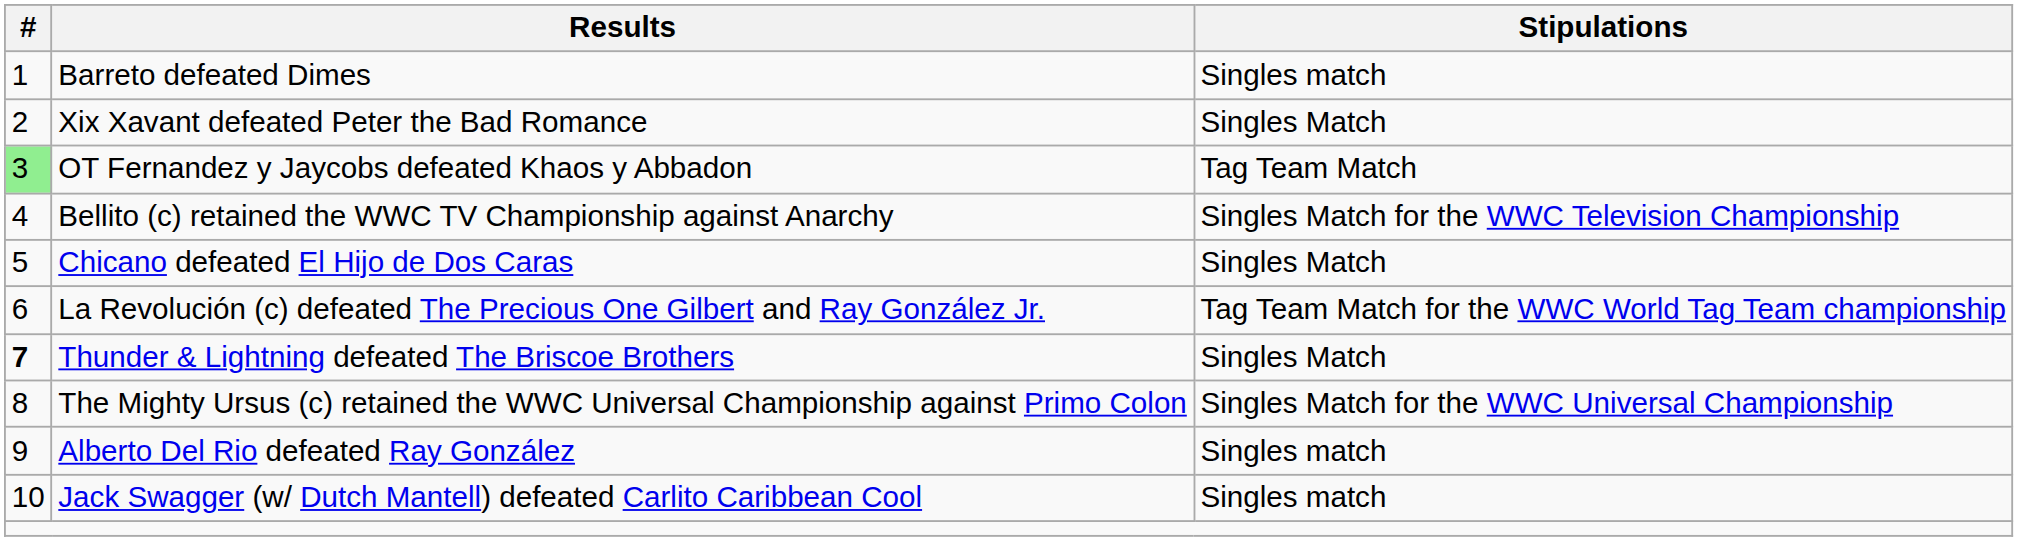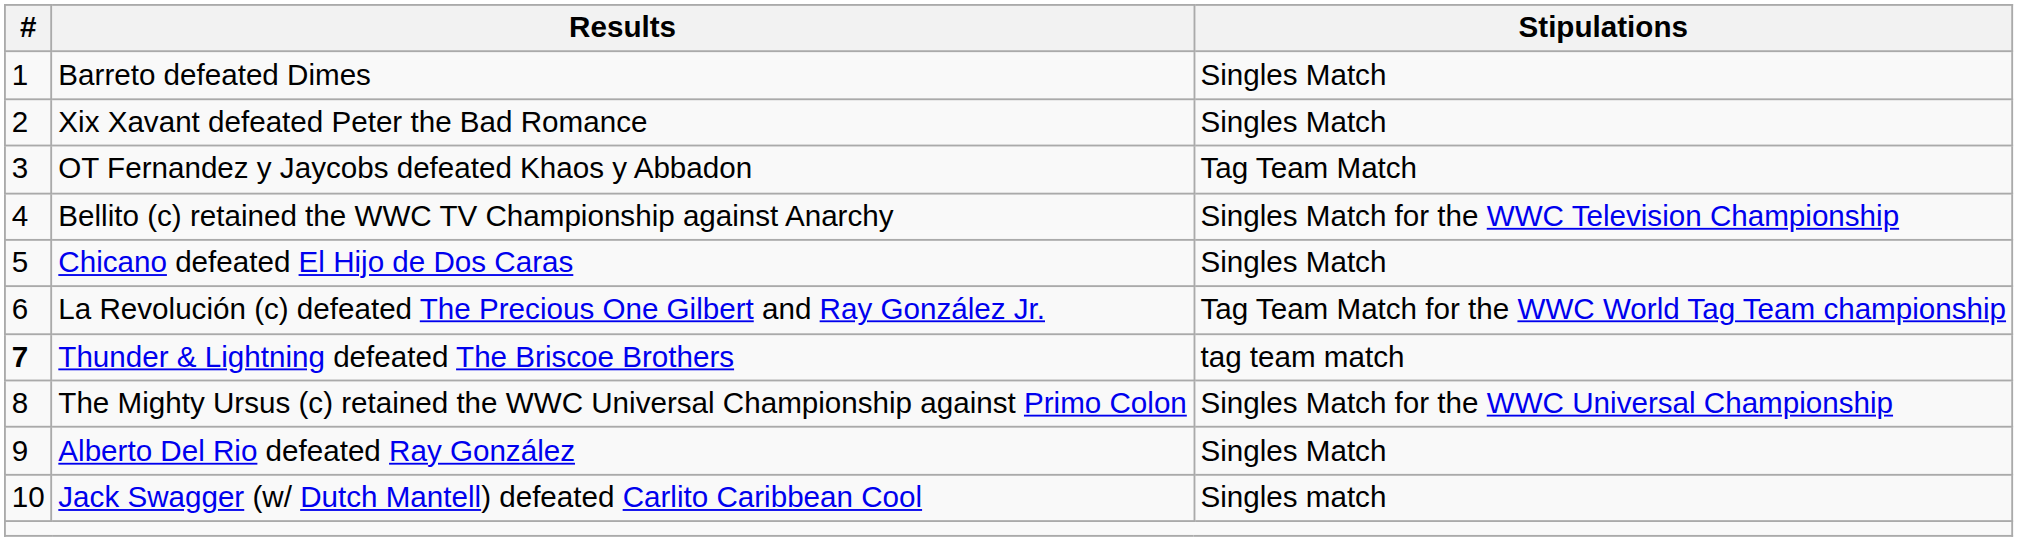(1293, 74) Singles match -> (1293, 74) Singles Match
(20, 168) lightgreen background -> (20, 168) no background
(1293, 356) Singles Match -> (1302, 356) tag team match
(1293, 450) Singles match -> (1293, 450) Singles Match
